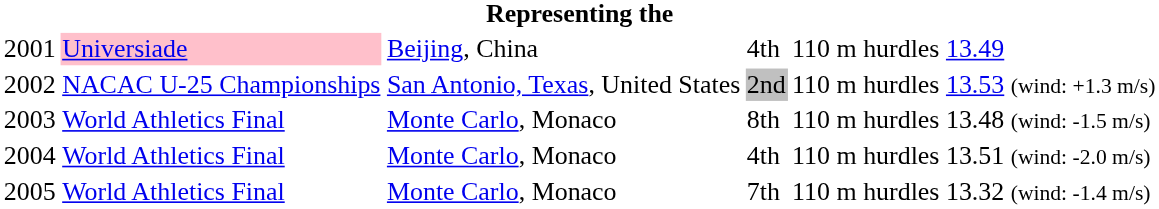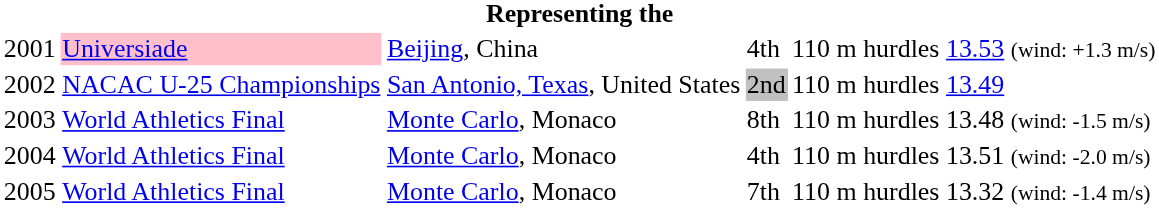(975, 48) 13.49 -> (1051, 48) 13.53 (wind: +1.3 m/s)
(1051, 84) 13.53 (wind: +1.3 m/s) -> (975, 84) 13.49
